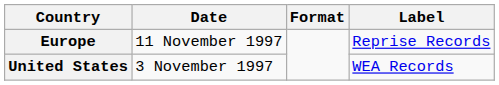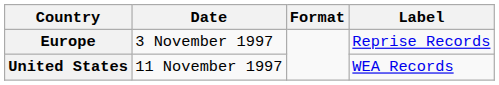(209, 42) 11 November 1997 -> (204, 42) 3 November 1997
(204, 67) 3 November 1997 -> (209, 67) 11 November 1997
